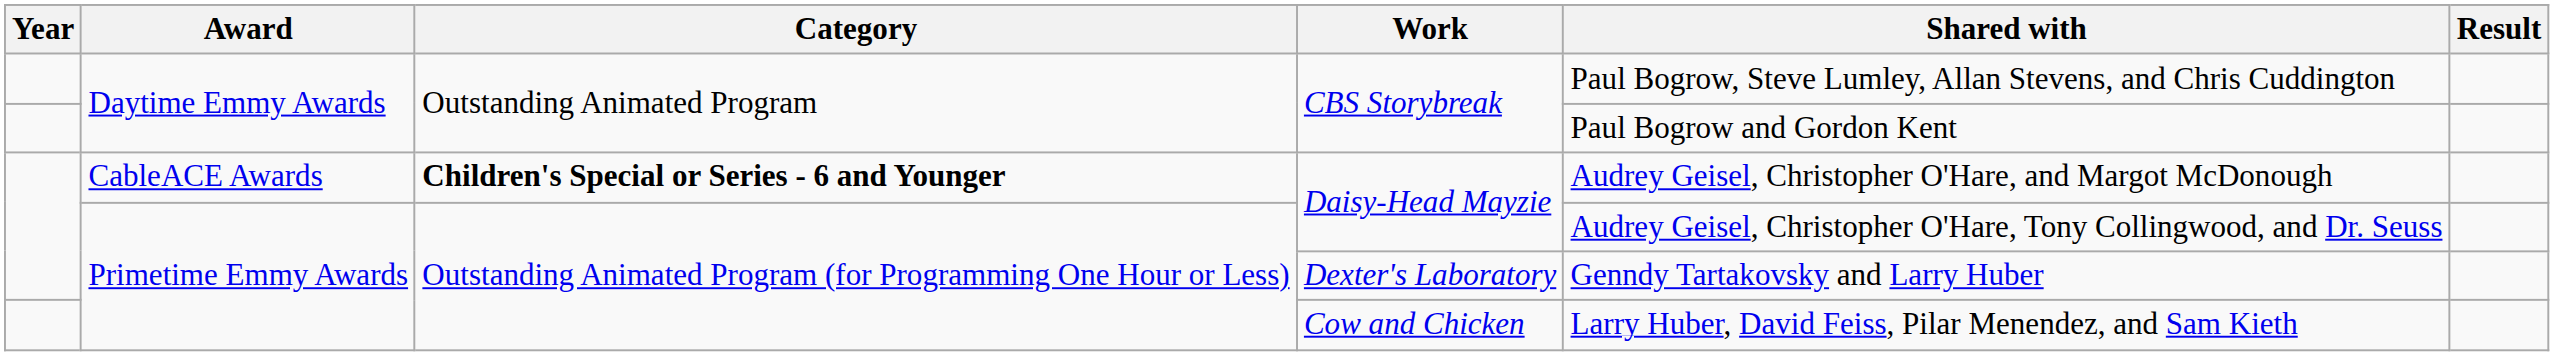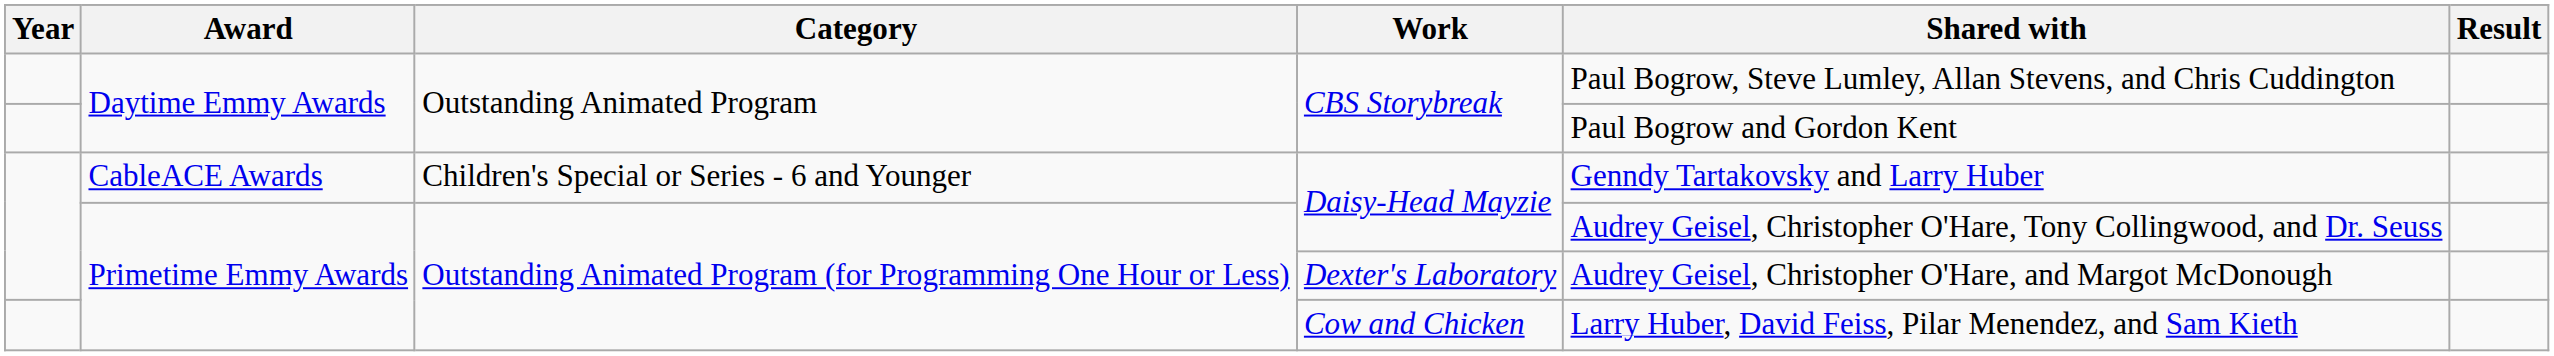(714, 176) bold -> (697, 176) normal
(1952, 176) Audrey Geisel, Christopher O'Hare, and Margot McDonough -> (1807, 176) Genndy Tartakovsky and Larry Huber
(1807, 275) Genndy Tartakovsky and Larry Huber -> (1952, 275) Audrey Geisel, Christopher O'Hare, and Margot McDonough
